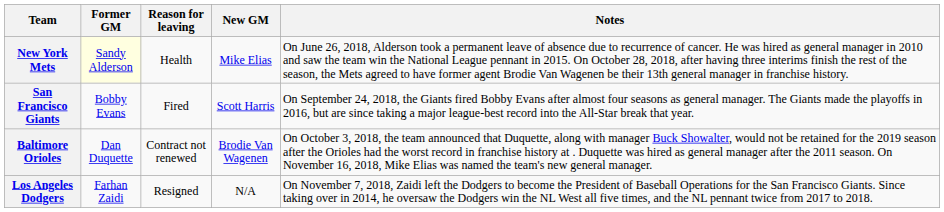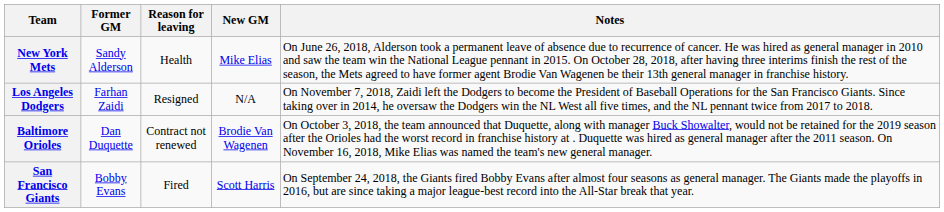(111, 60) lightyellow background -> (111, 60) no background
rows swapped: (43, 106) <-> (43, 191)
